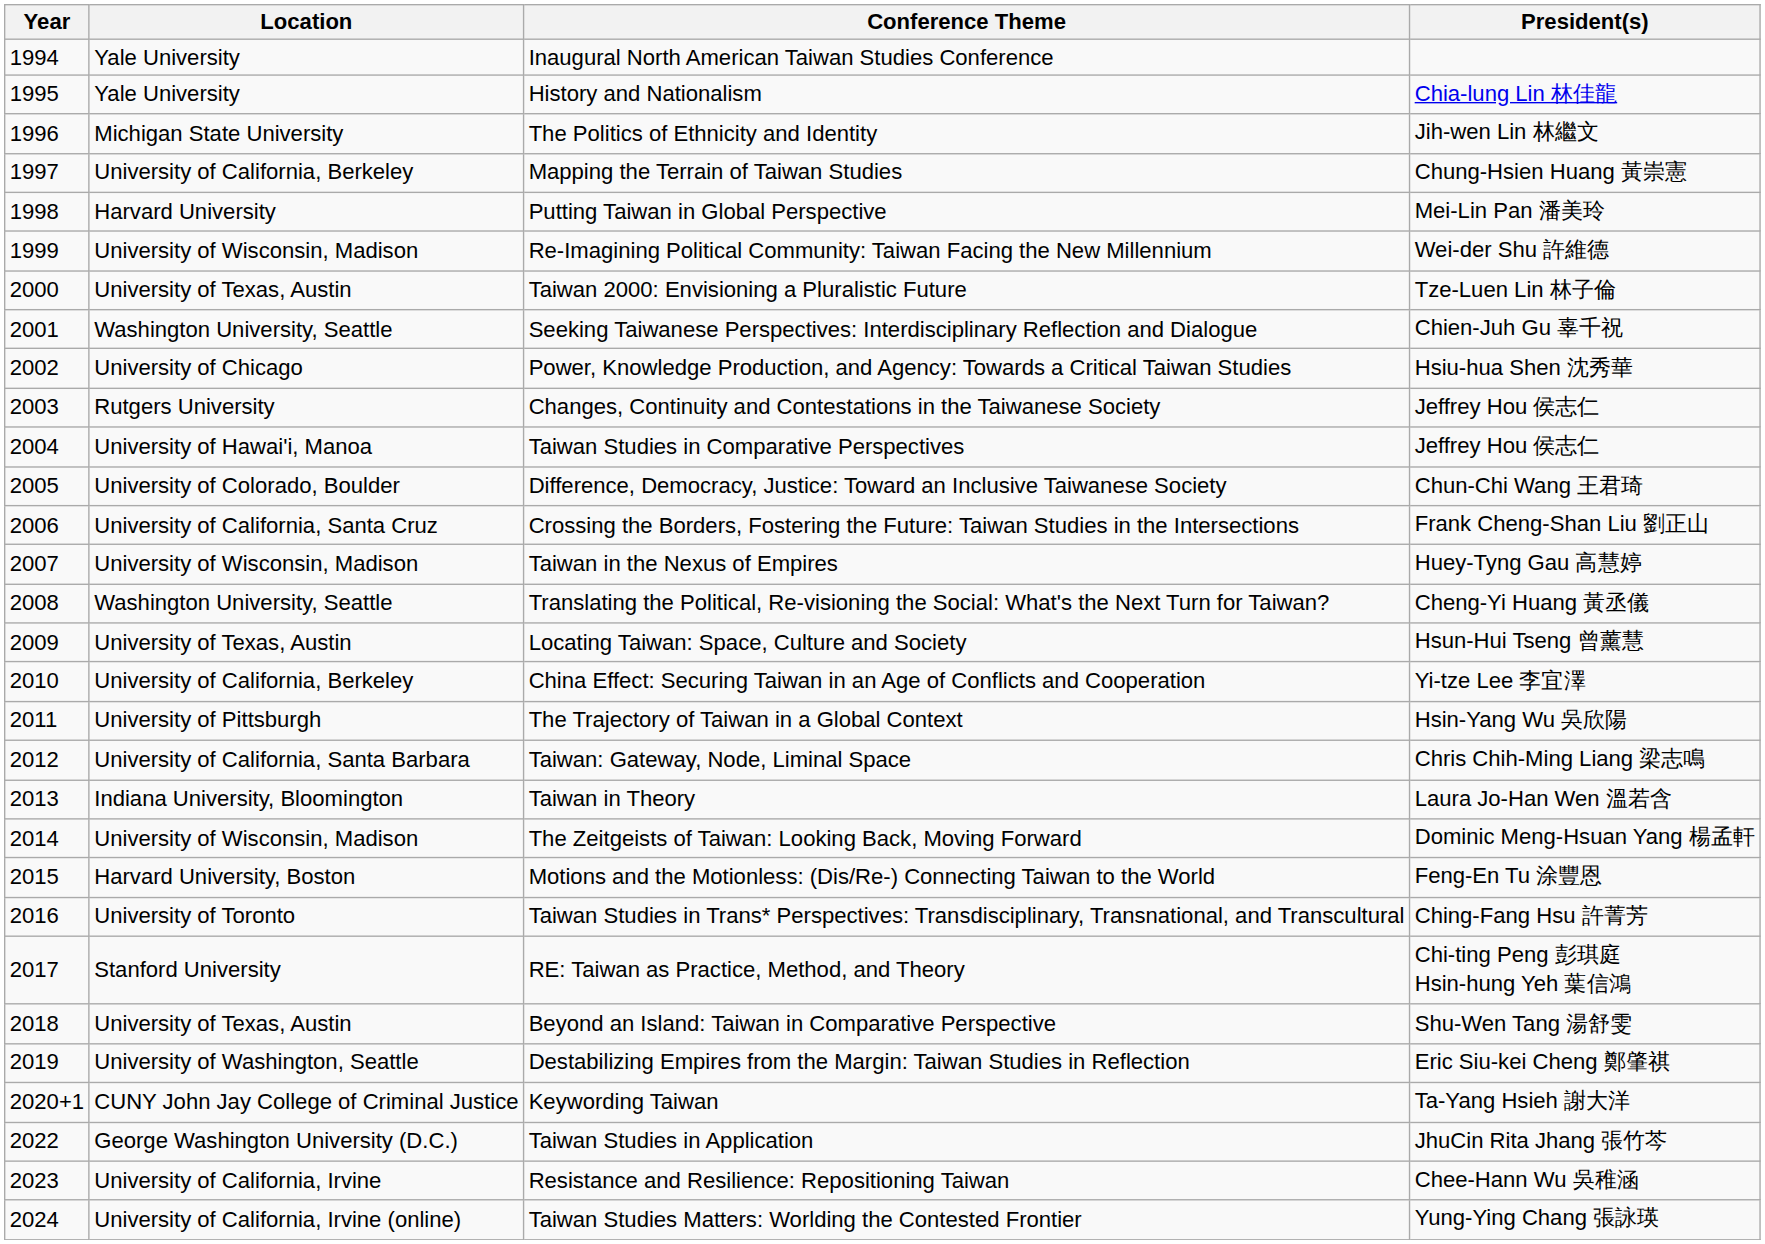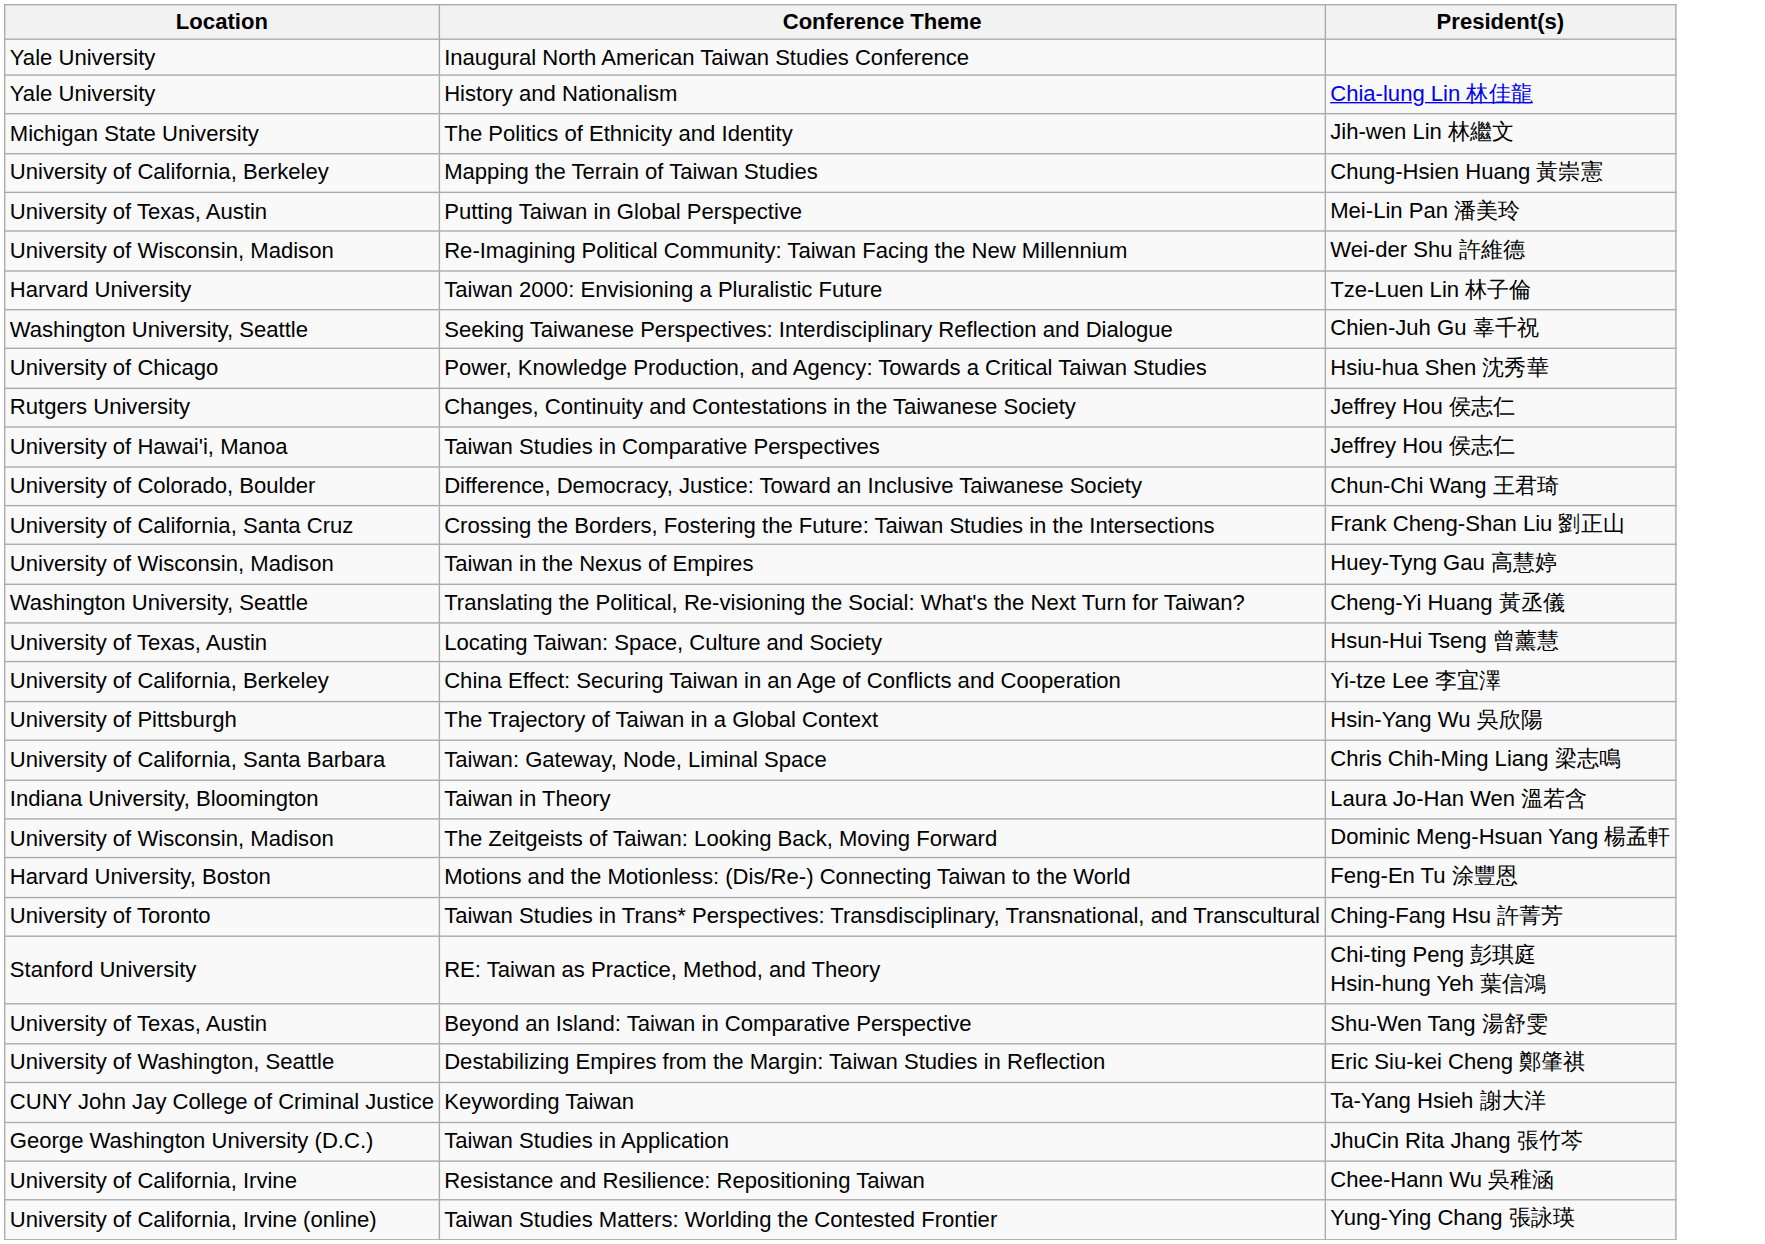- column: (47, 22)
(185, 211) Harvard University -> (138, 211) University of Texas, Austin
(223, 289) University of Texas, Austin -> (101, 289) Harvard University
